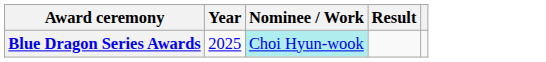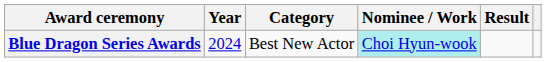+ column: (302, 17)
(225, 43) 2025 -> (225, 43) 2024
